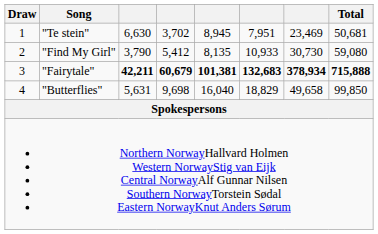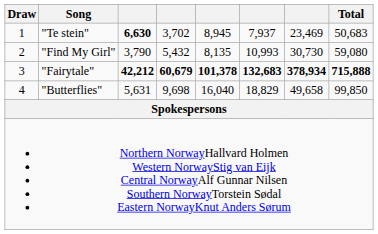(137, 33) normal -> (137, 33) bold
(262, 33) 7,951 -> (262, 33) 7,937
(351, 33) 50,681 -> (351, 33) 50,683
(176, 52) 5,412 -> (176, 52) 5,432
(262, 52) 10,933 -> (262, 52) 10,993
(137, 71) 42,211 -> (137, 71) 42,212
(217, 71) 101,381 -> (218, 71) 101,378
